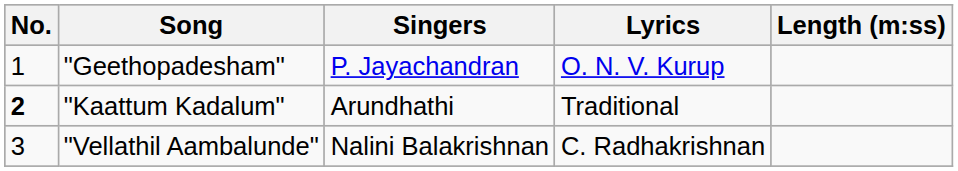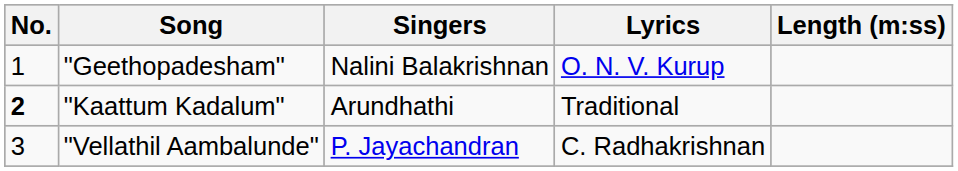(425, 66) P. Jayachandran -> (440, 66) Nalini Balakrishnan
(440, 147) Nalini Balakrishnan -> (425, 147) P. Jayachandran
